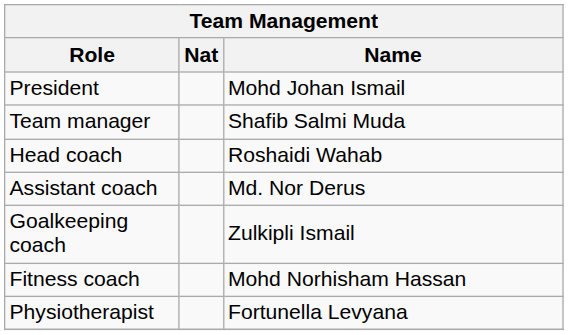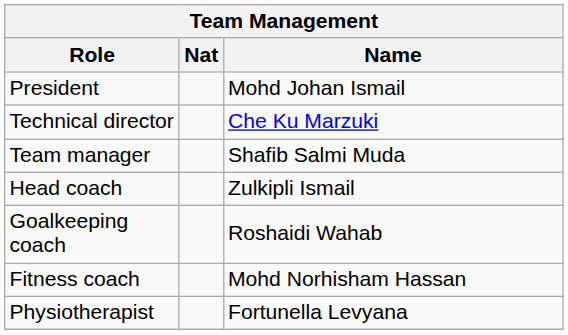+ row: (92, 121)
(305, 155) Roshaidi Wahab -> (291, 188) Zulkipli Ismail
- row: (83, 188)
(291, 234) Zulkipli Ismail -> (305, 234) Roshaidi Wahab
